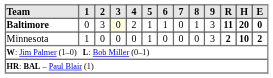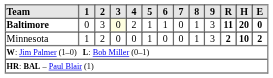(102, 38) 0 -> (102, 38) 2
(197, 38) 0 -> (197, 38) 1
